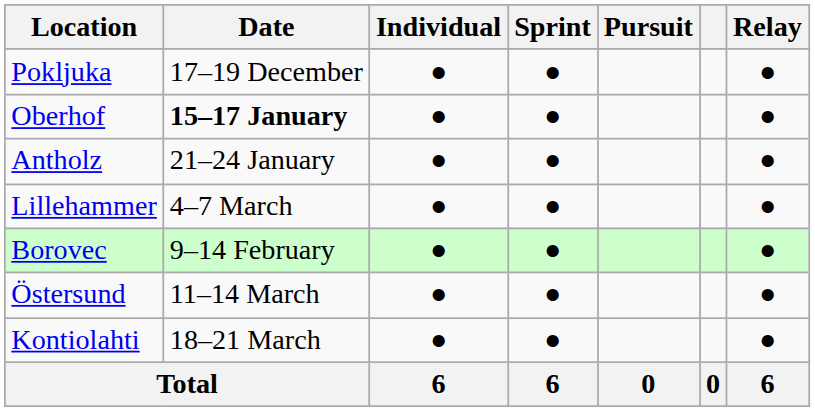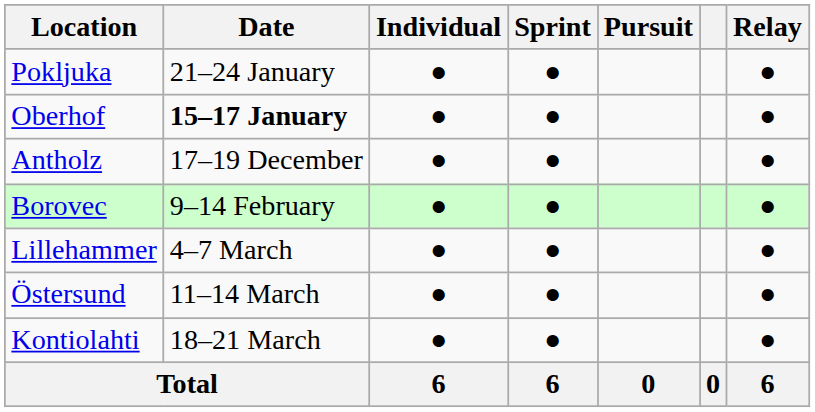(266, 71) 17–19 December -> (252, 71) 21–24 January
(252, 160) 21–24 January -> (266, 160) 17–19 December
rows swapped: (59, 250) <-> (84, 205)
